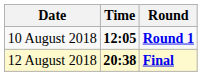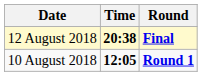rows swapped: (52, 37) <-> (52, 60)
